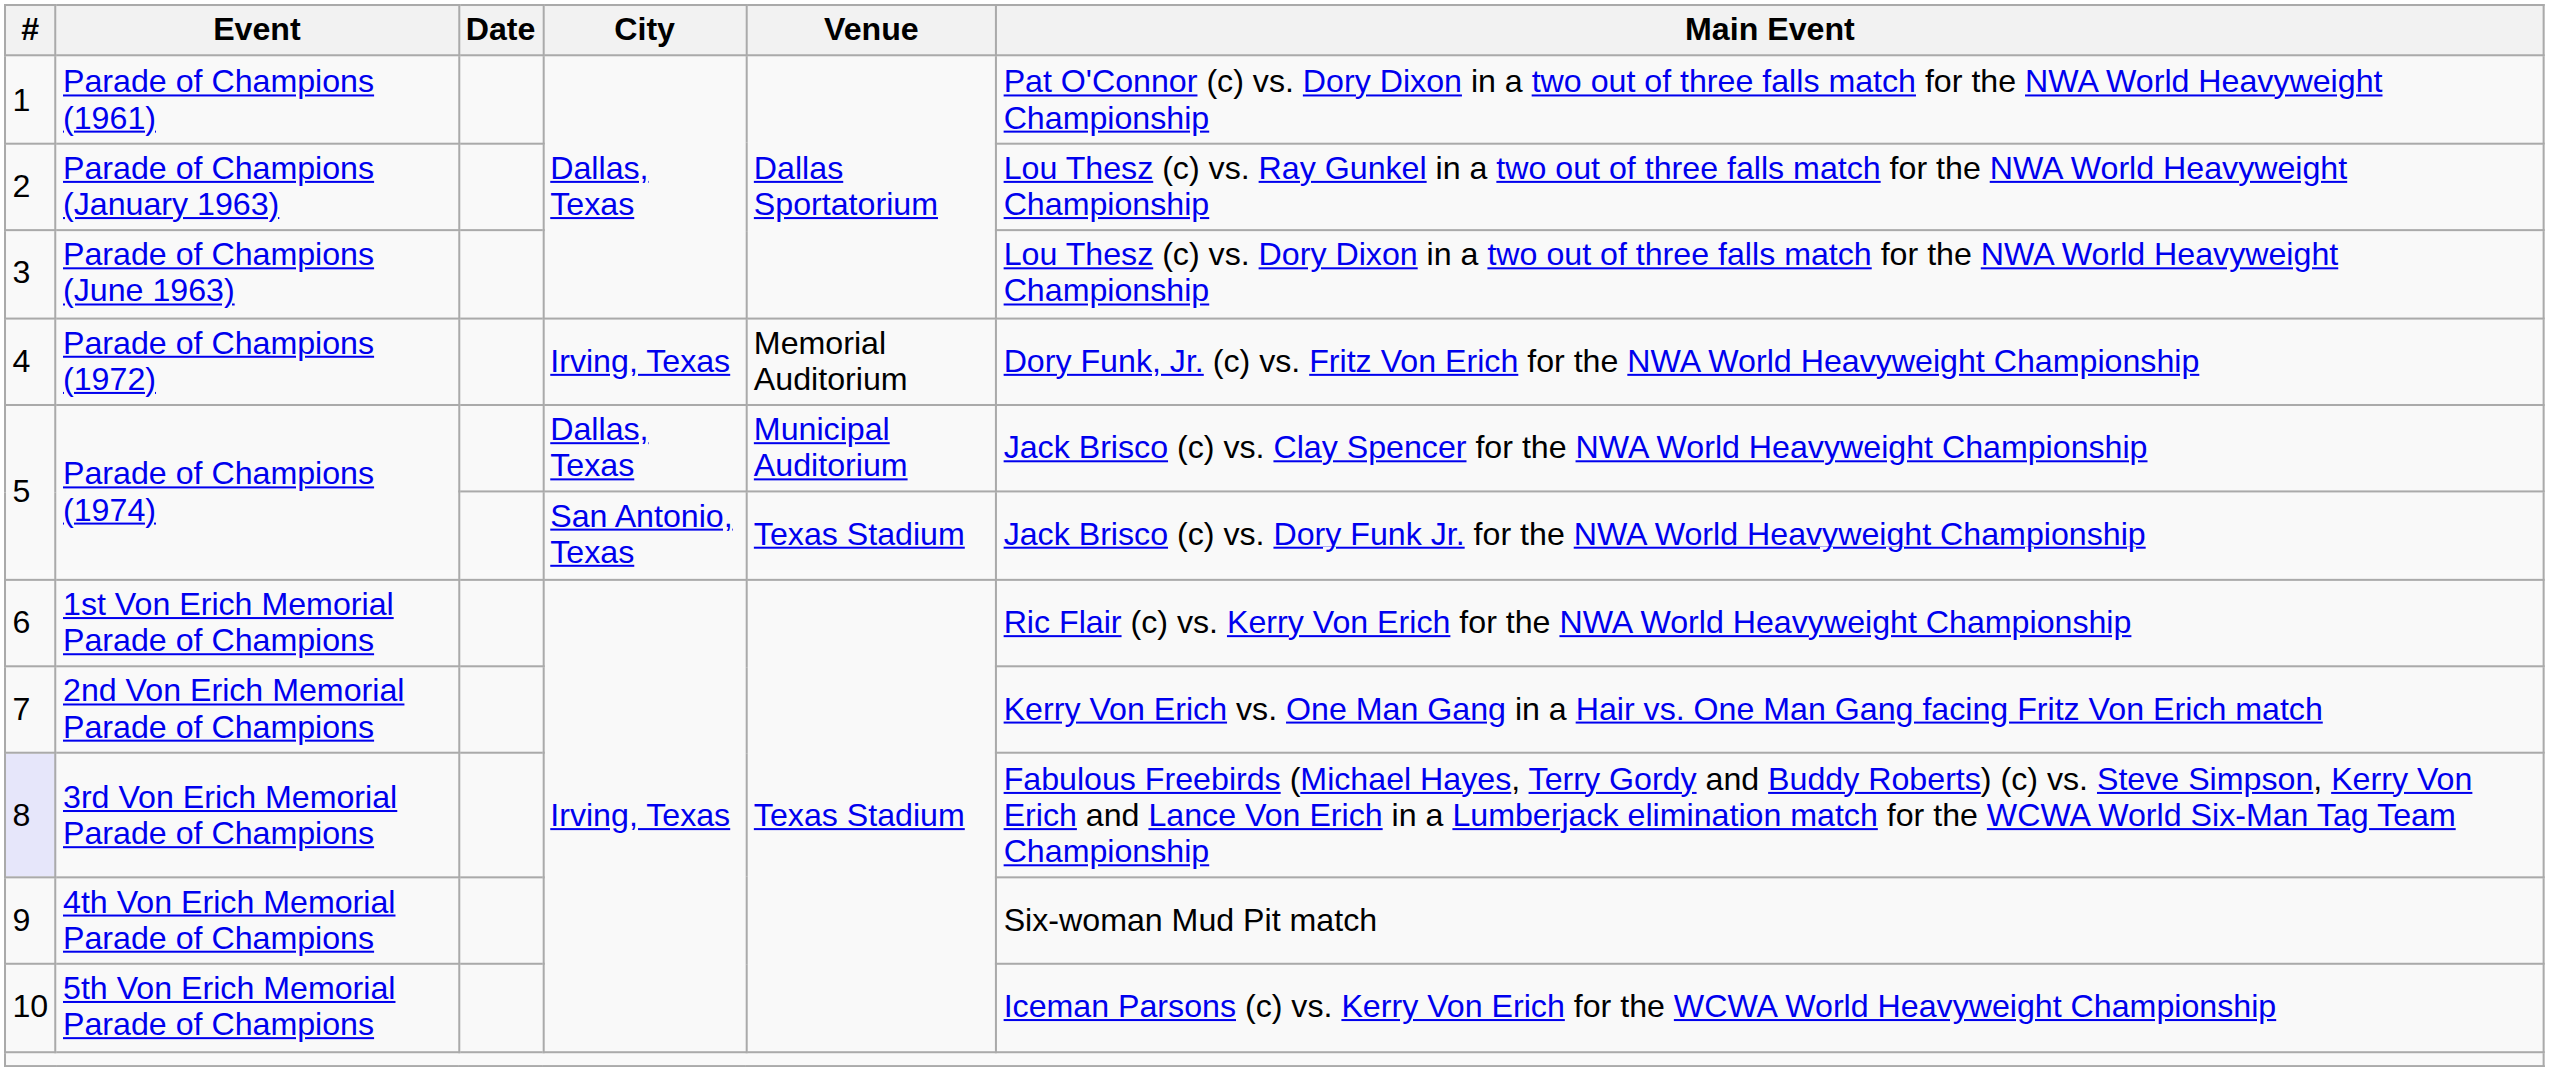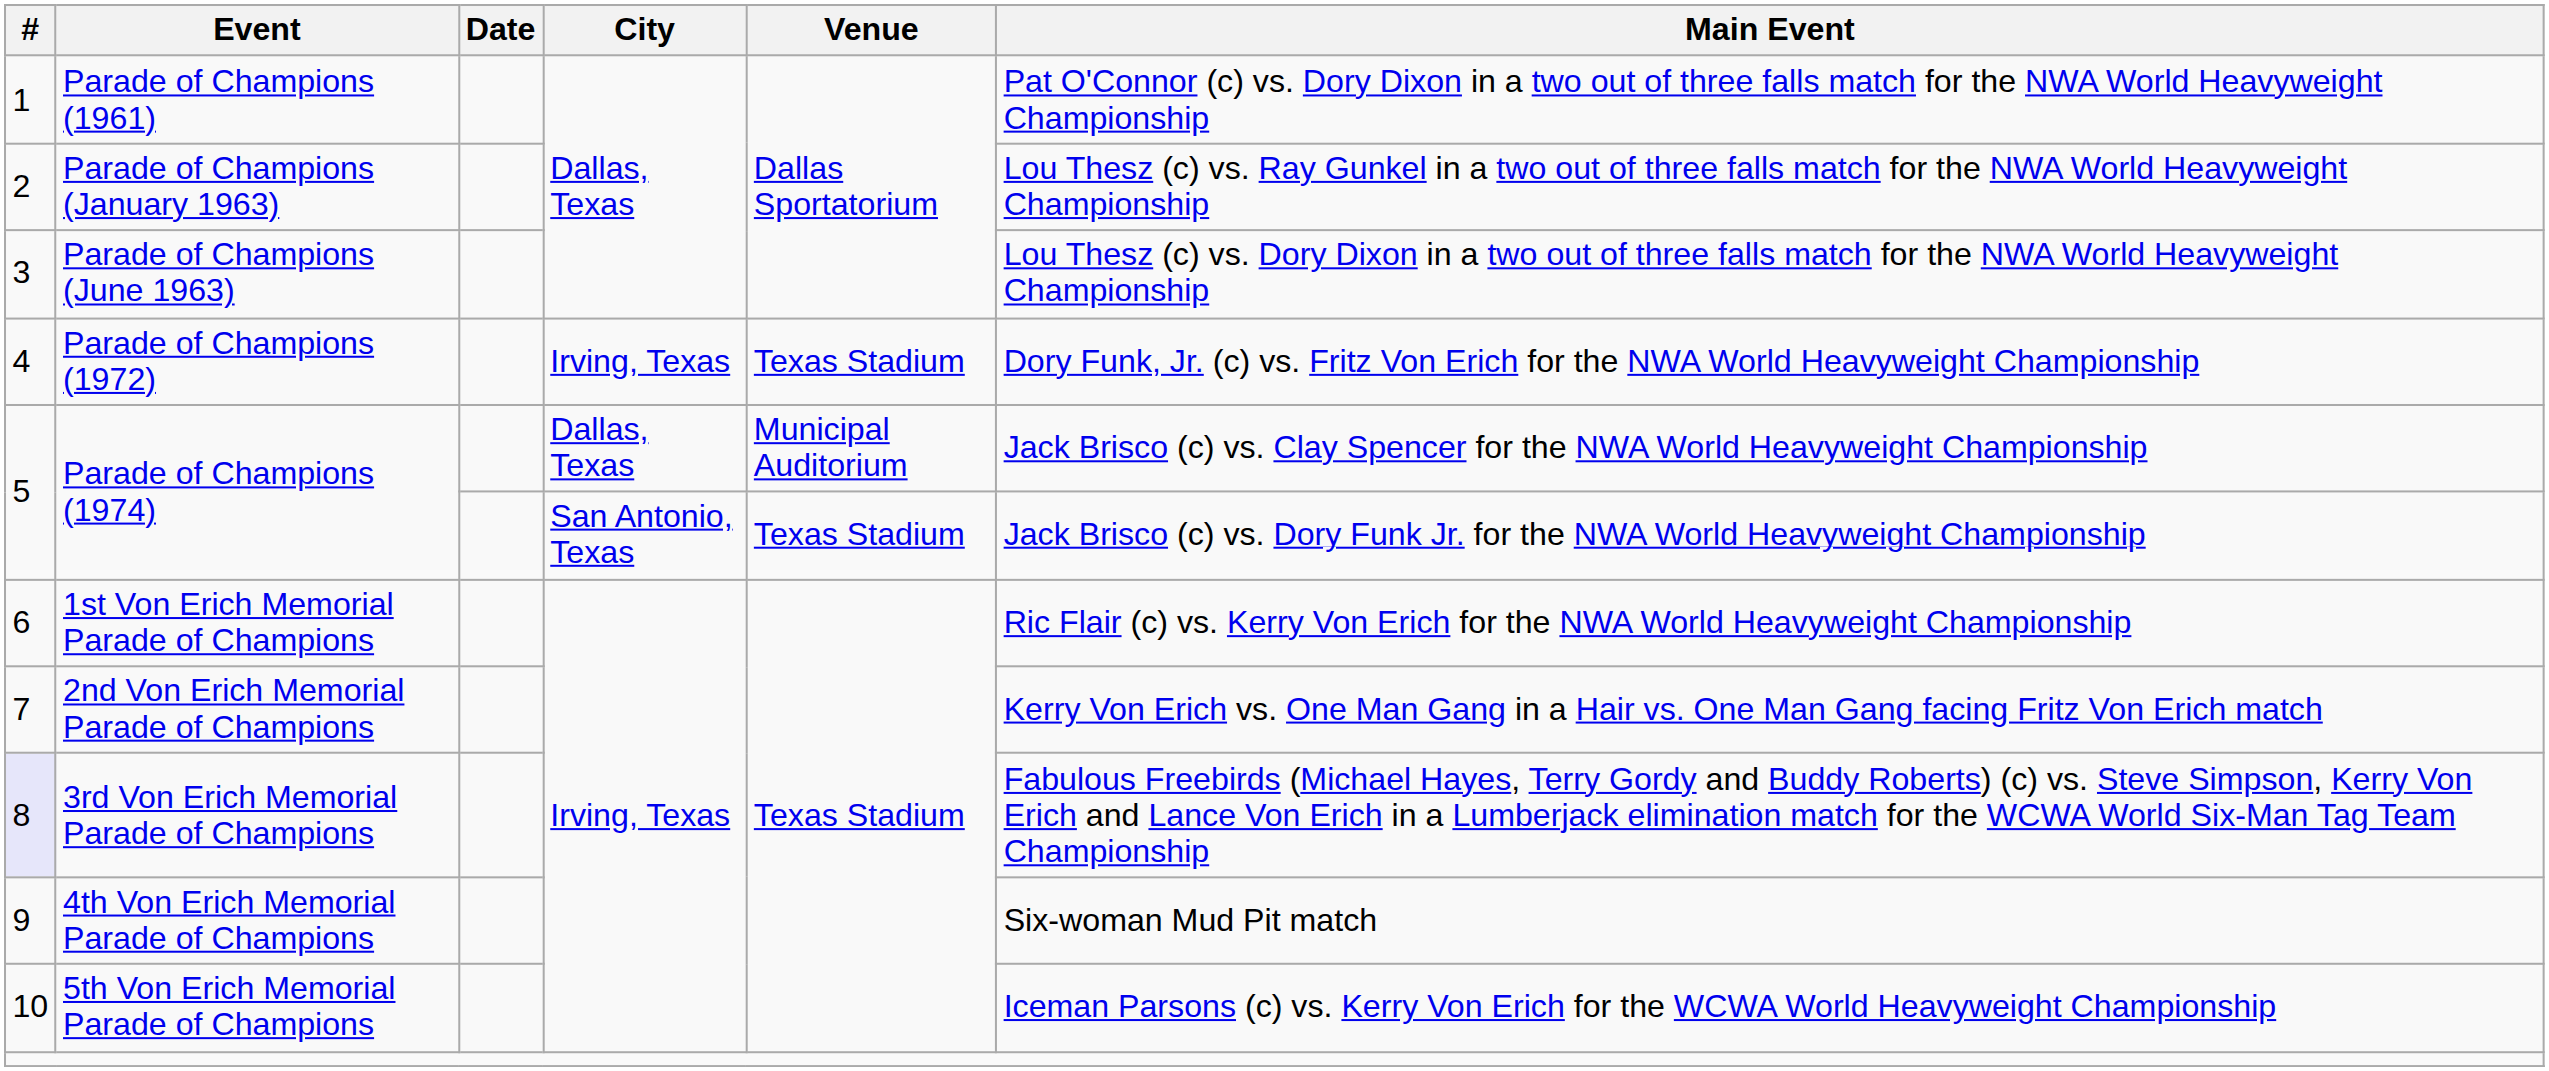(831, 360) Memorial Auditorium -> (859, 360) Texas Stadium
